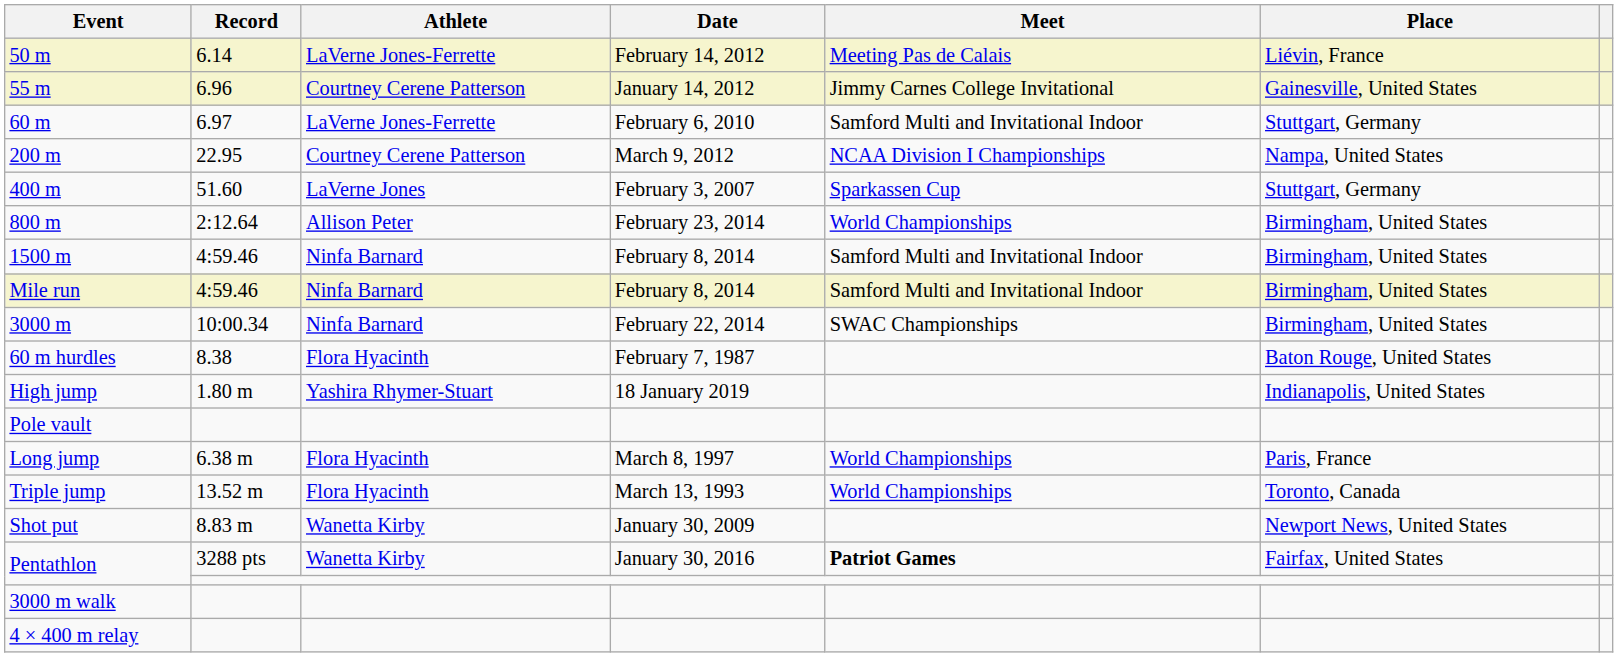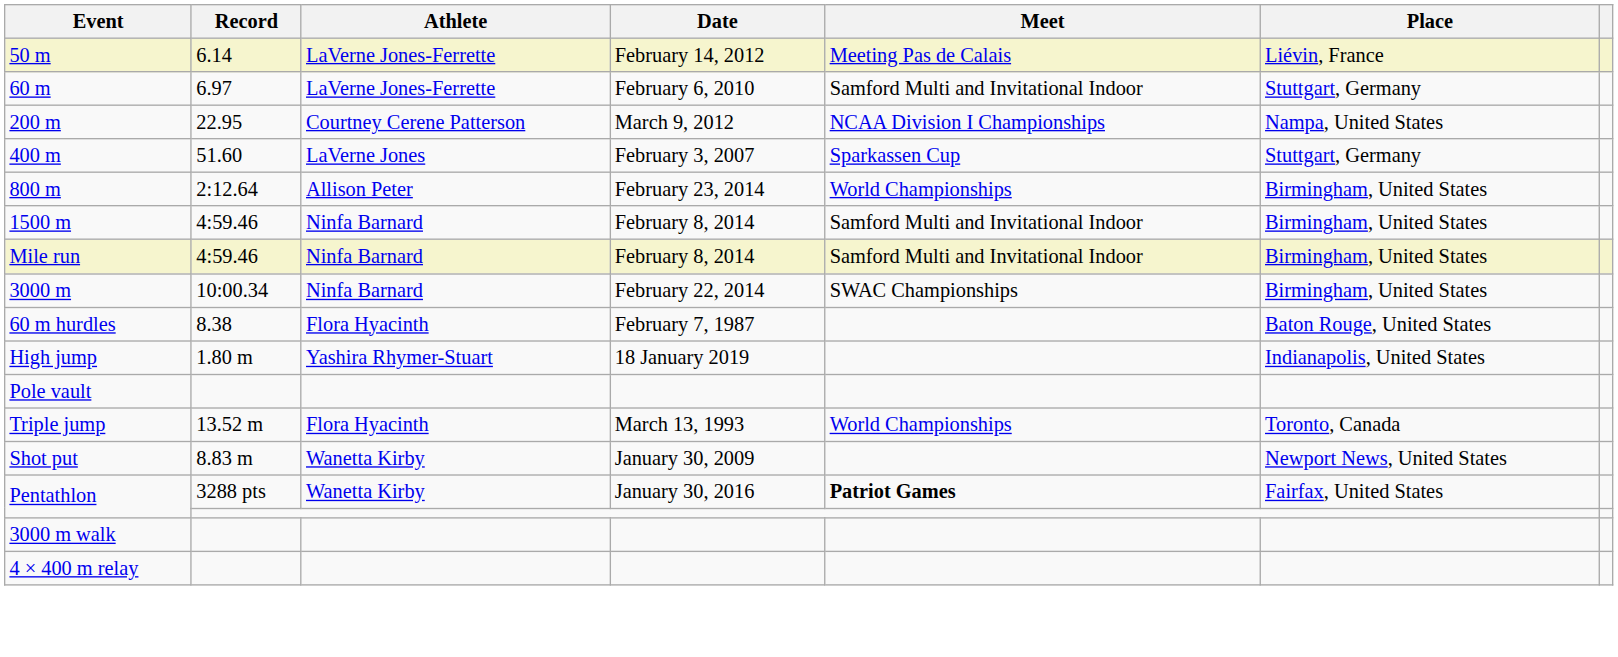- row: (30, 88)
- row: (54, 458)
